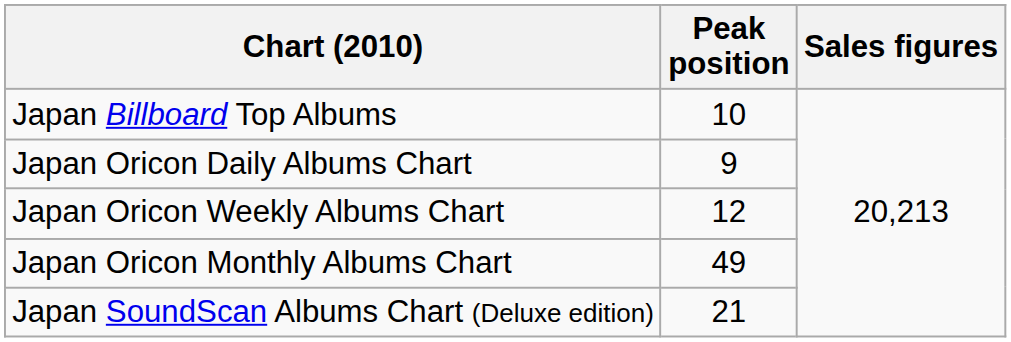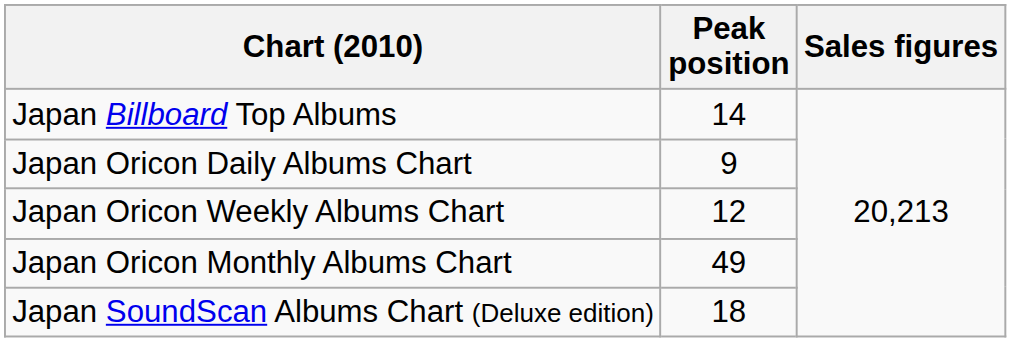(729, 113) 10 -> (729, 113) 14
(729, 311) 21 -> (729, 311) 18
